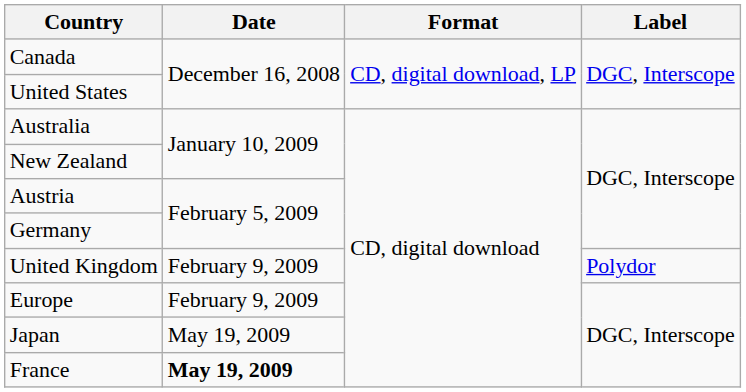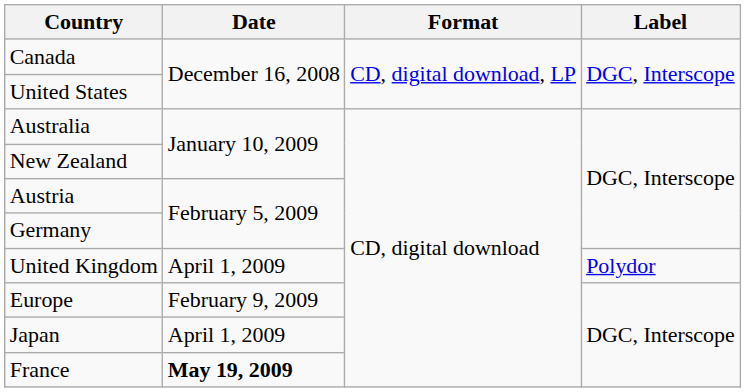(243, 265) February 9, 2009 -> (227, 265) April 1, 2009
(229, 334) May 19, 2009 -> (227, 334) April 1, 2009
